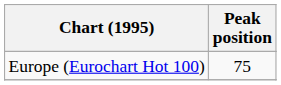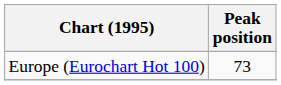(242, 65) 75 -> (242, 65) 73
